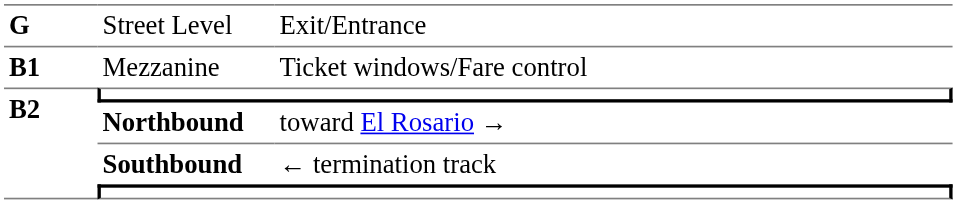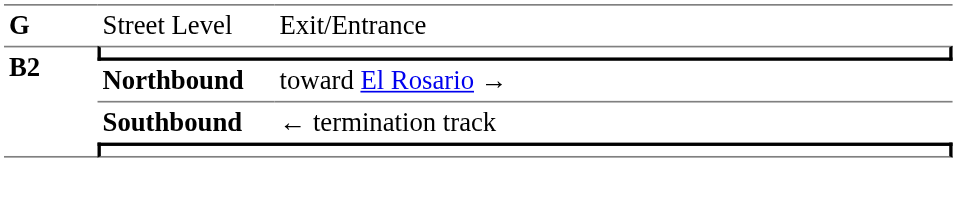- row: (161, 67)
